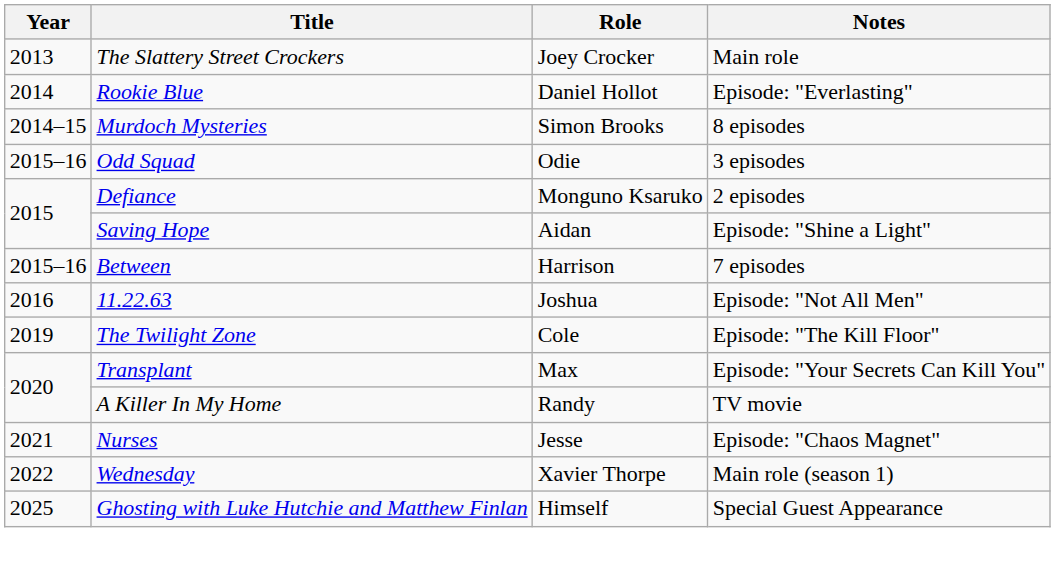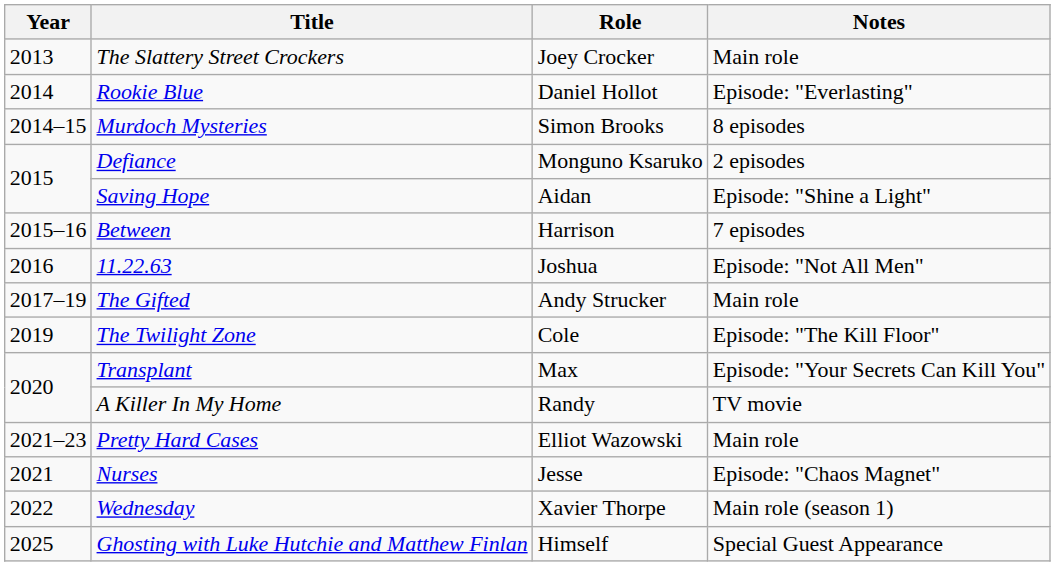- row: (146, 160)
+ row: (143, 299)
+ row: (177, 439)
